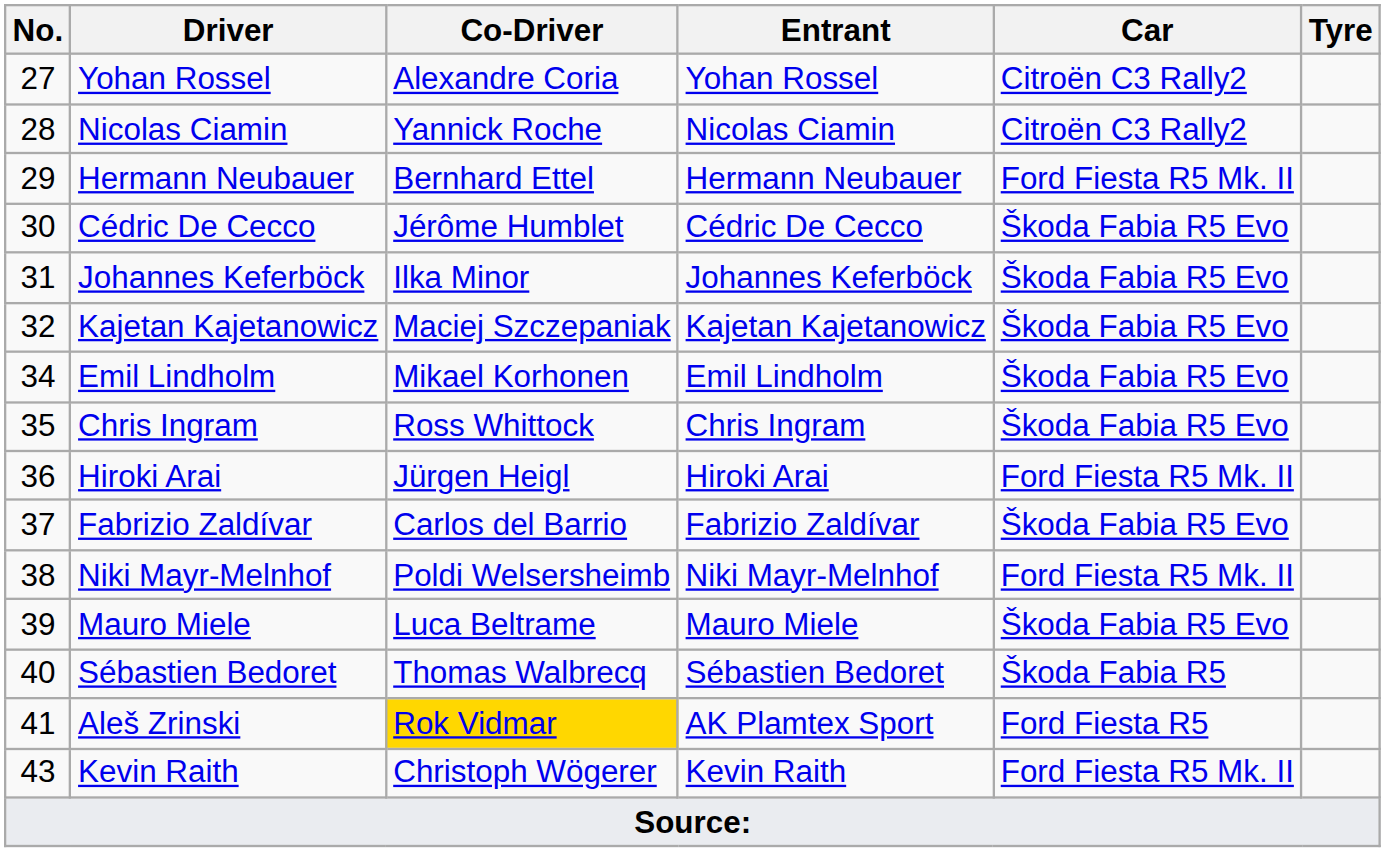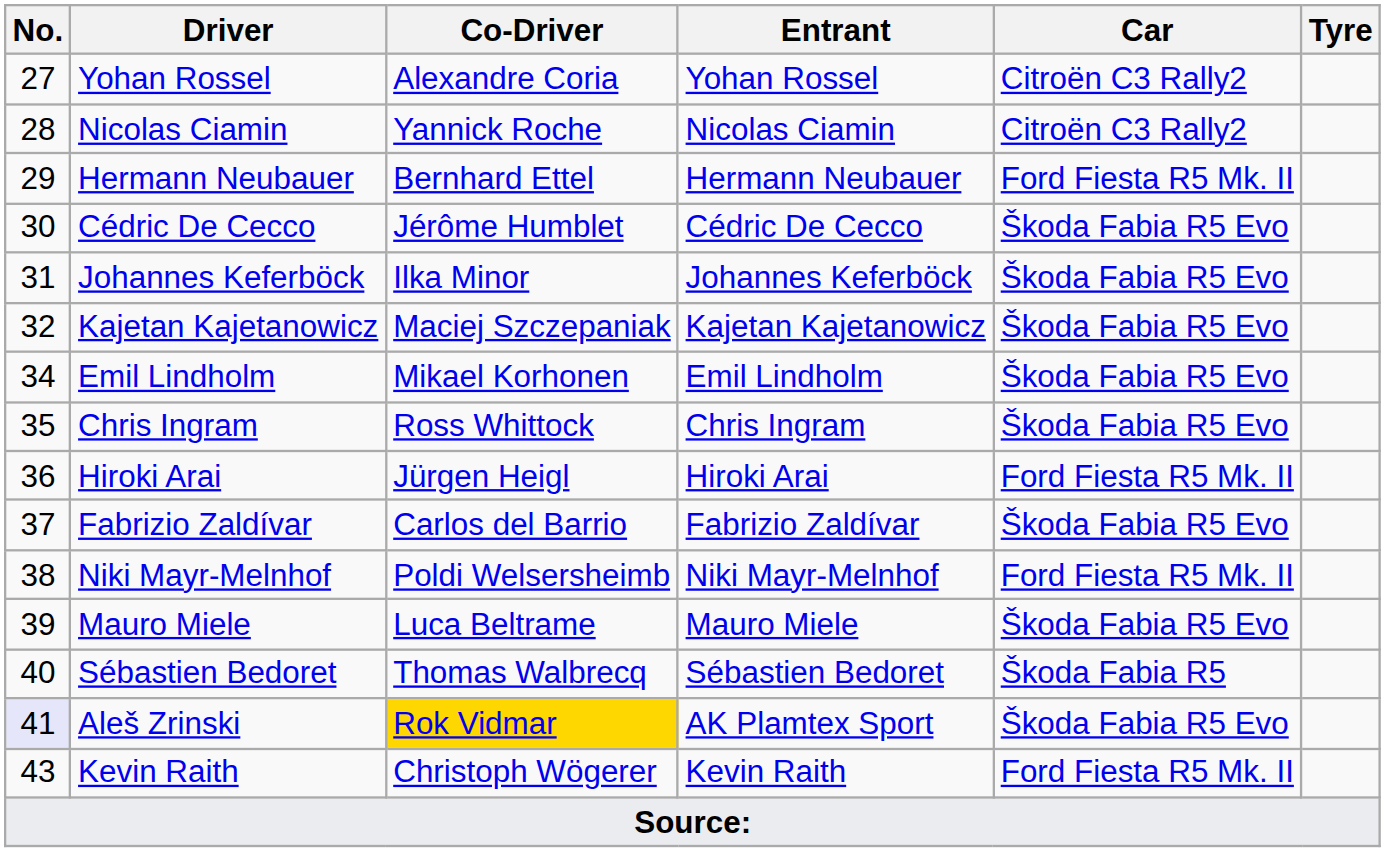(38, 723) no background -> (38, 723) lavender background
(1105, 723) Ford Fiesta R5 -> (1145, 723) Škoda Fabia R5 Evo
